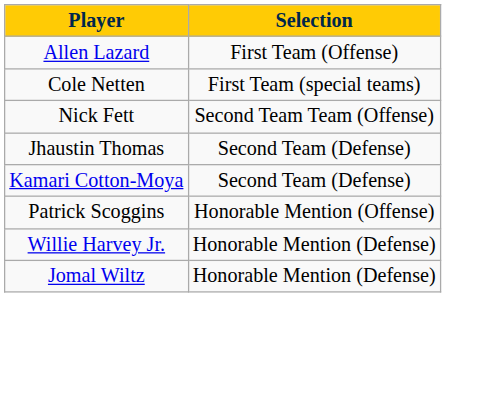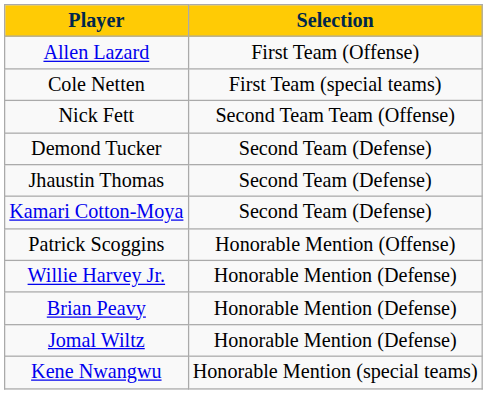+ row: (96, 148)
+ row: (96, 308)
+ row: (96, 372)
